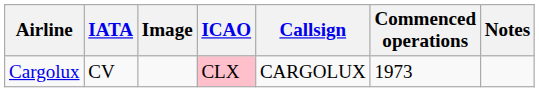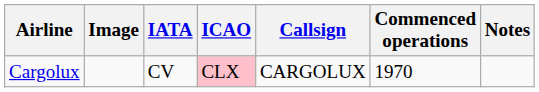columns swapped: (167, 30) <-> (111, 30)
(393, 71) 1973 -> (393, 71) 1970
